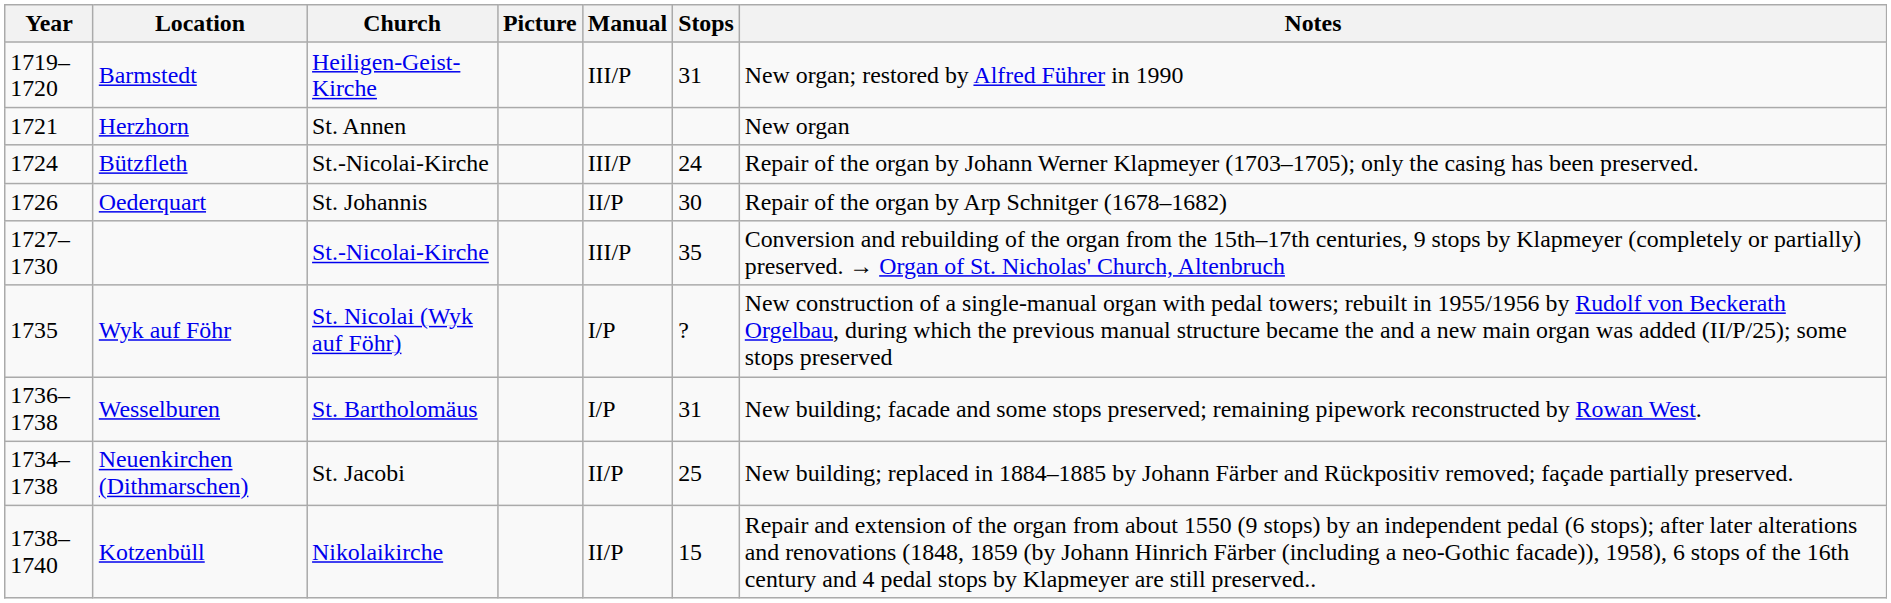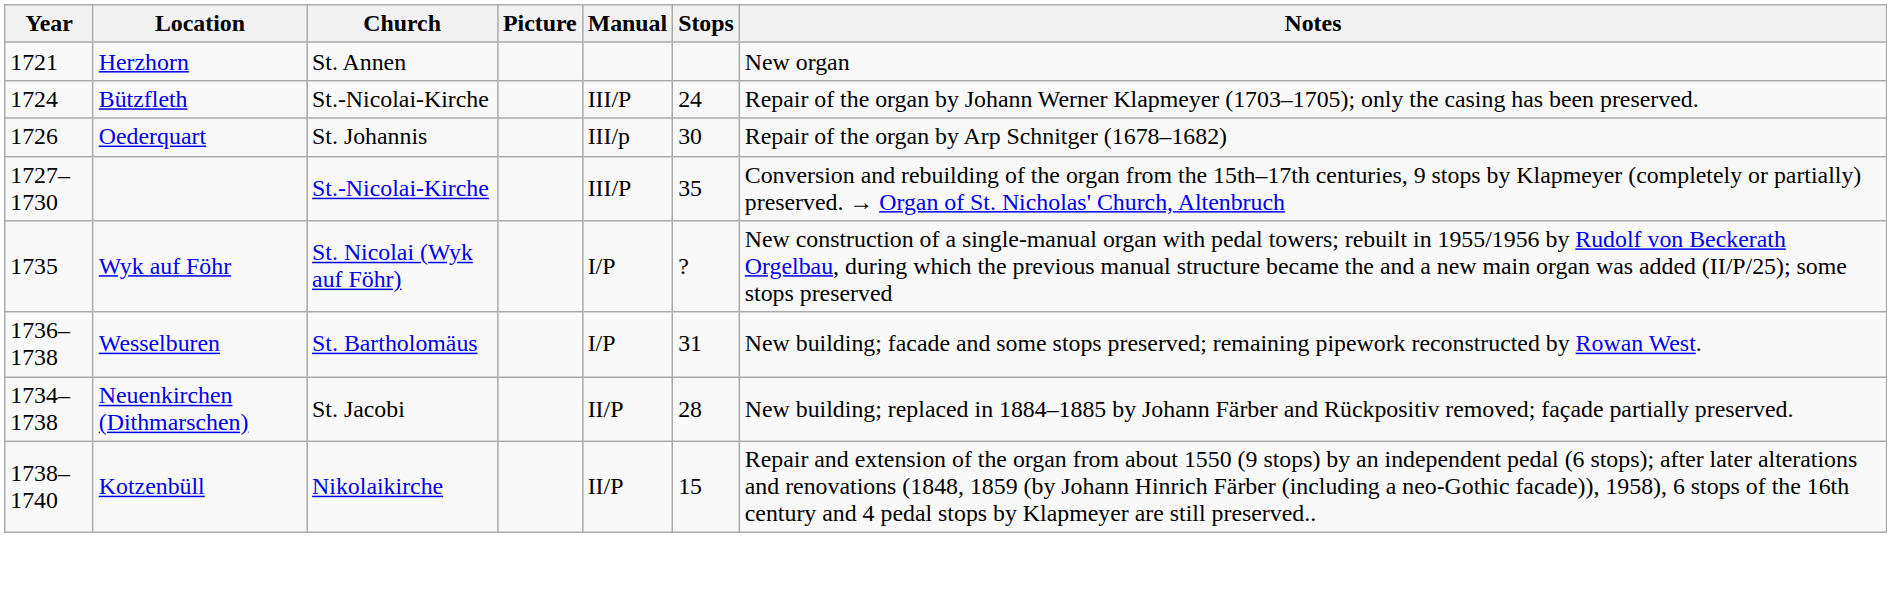- row: (148, 74)
(606, 201) II/P -> (609, 136) III/p
(690, 473) 25 -> (690, 408) 28
